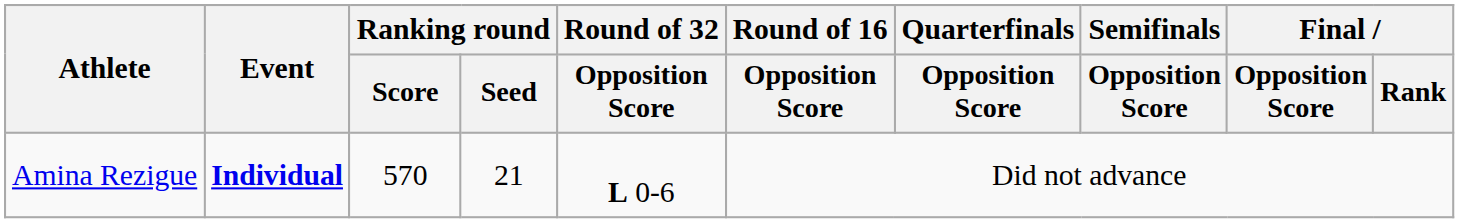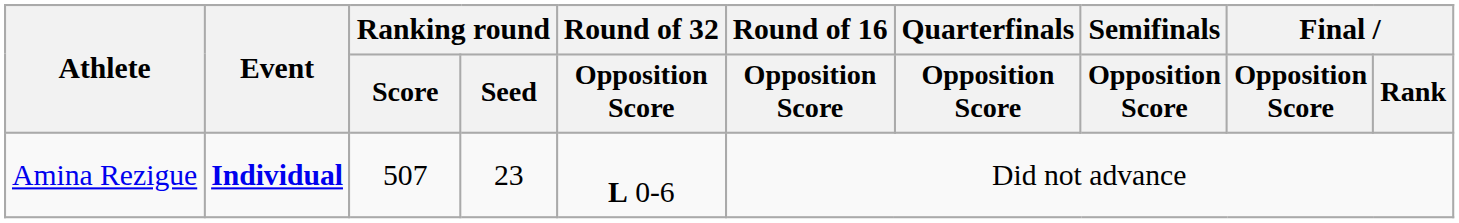(405, 175) 570 -> (405, 175) 507
(509, 175) 21 -> (509, 175) 23
